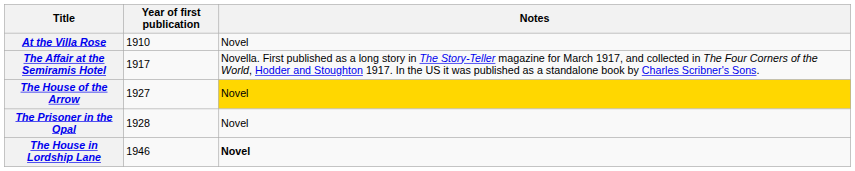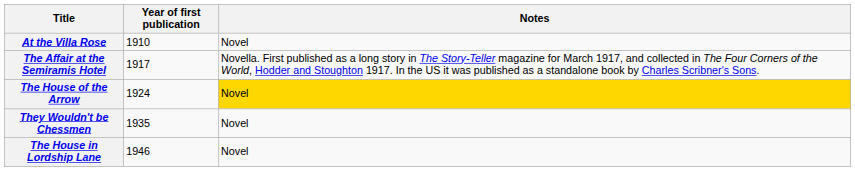(138, 94) 1927 -> (138, 94) 1924
- row: (64, 123)
+ row: (64, 123)
(236, 152) bold -> (235, 152) normal
